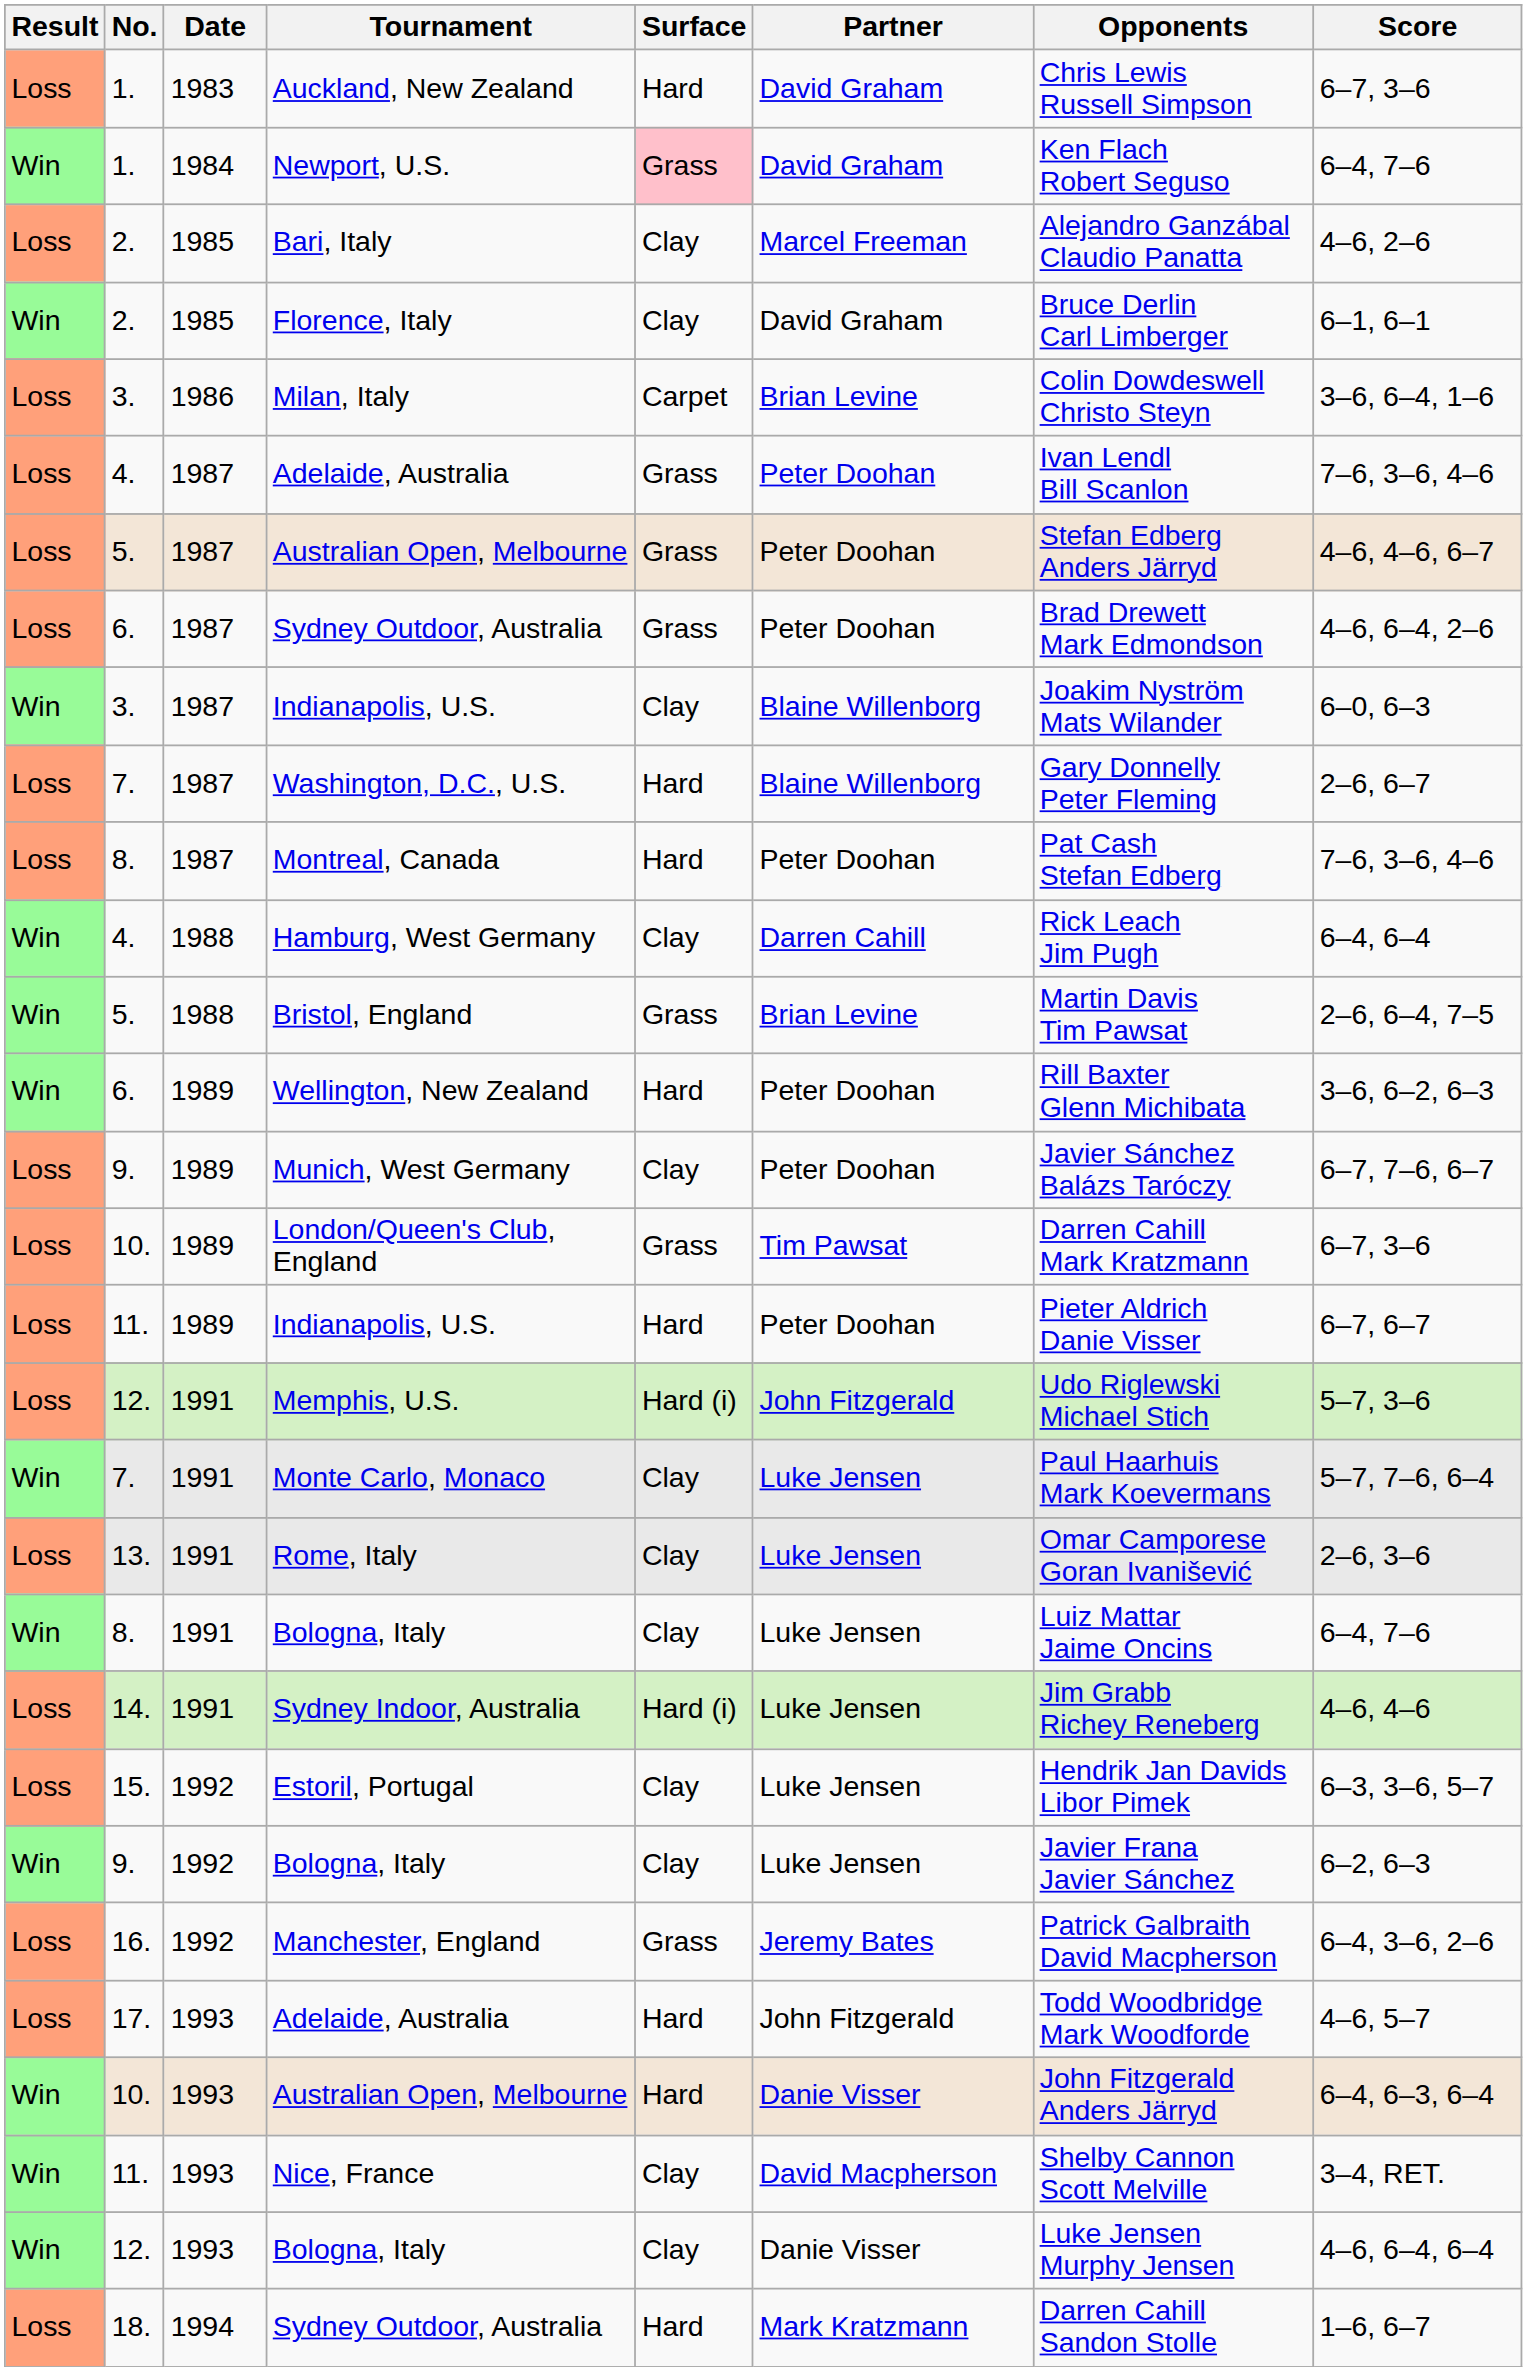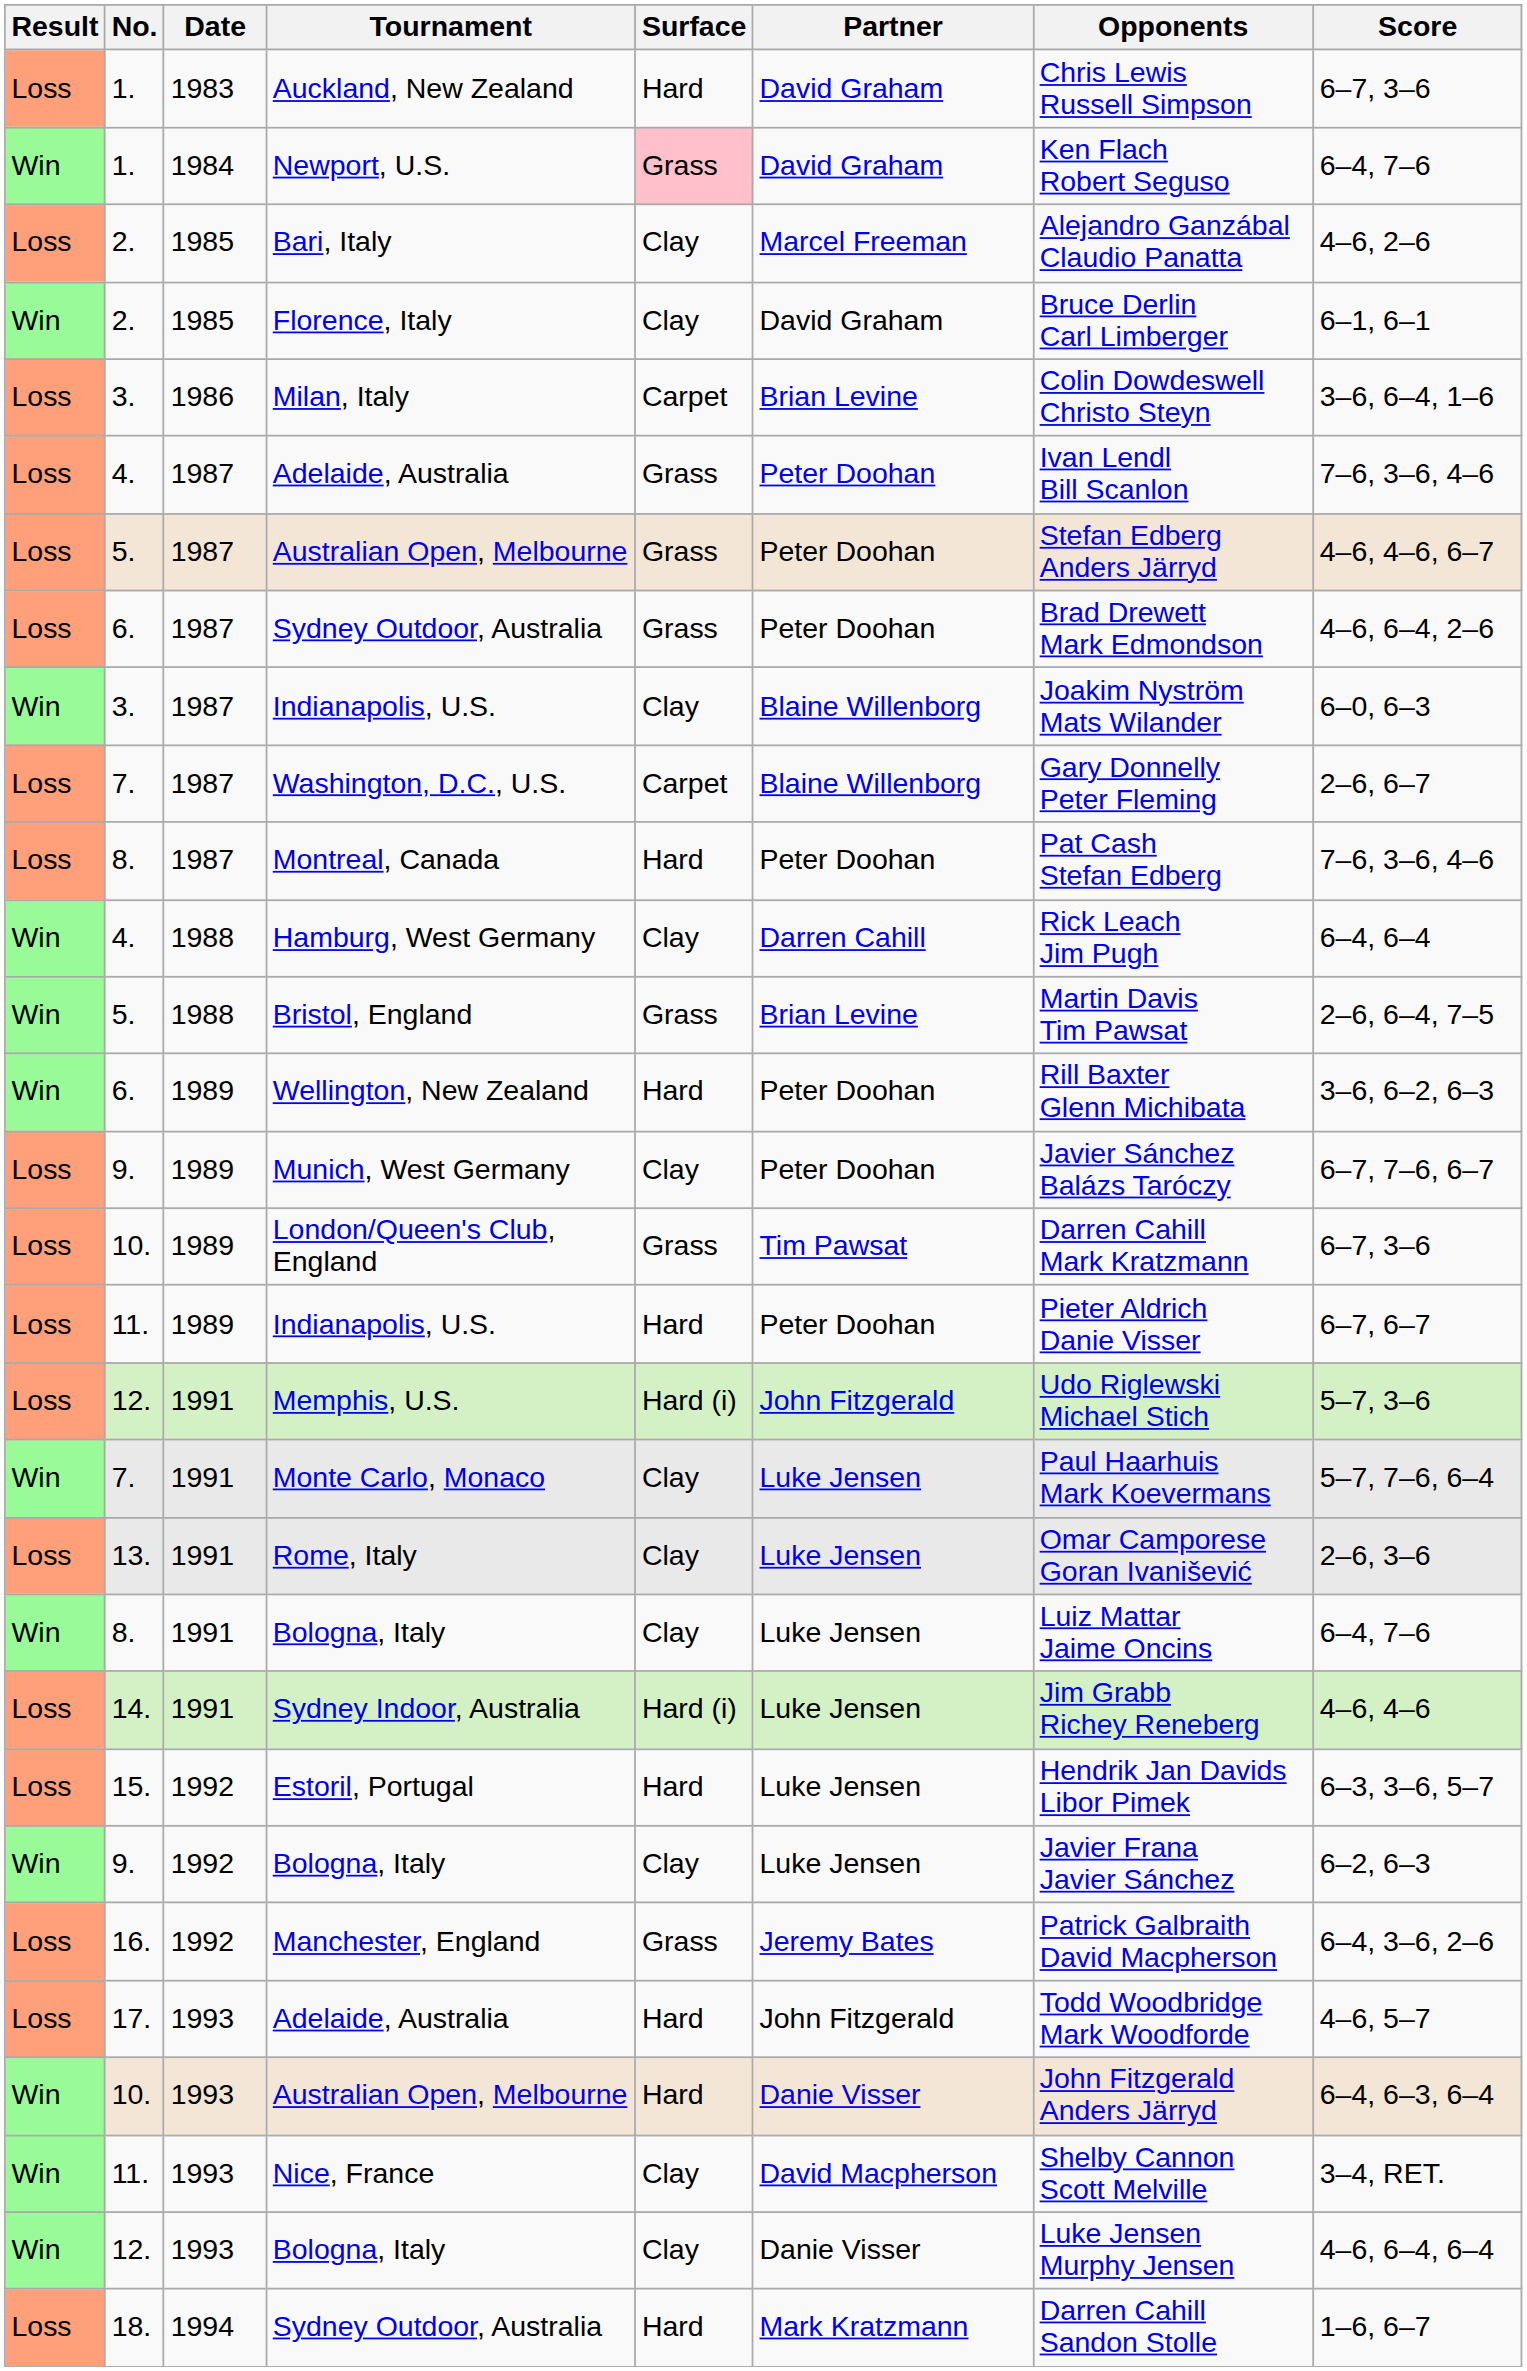(673, 783) Hard -> (685, 783) Carpet
(670, 1786) Clay -> (673, 1786) Hard
